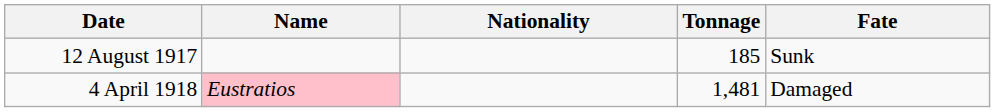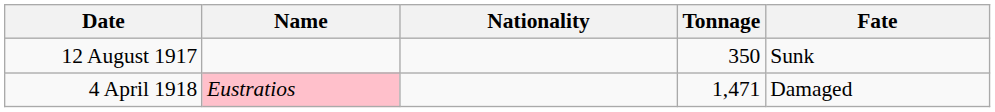(744, 55) 185 -> (744, 55) 350
(736, 89) 1,481 -> (736, 89) 1,471
